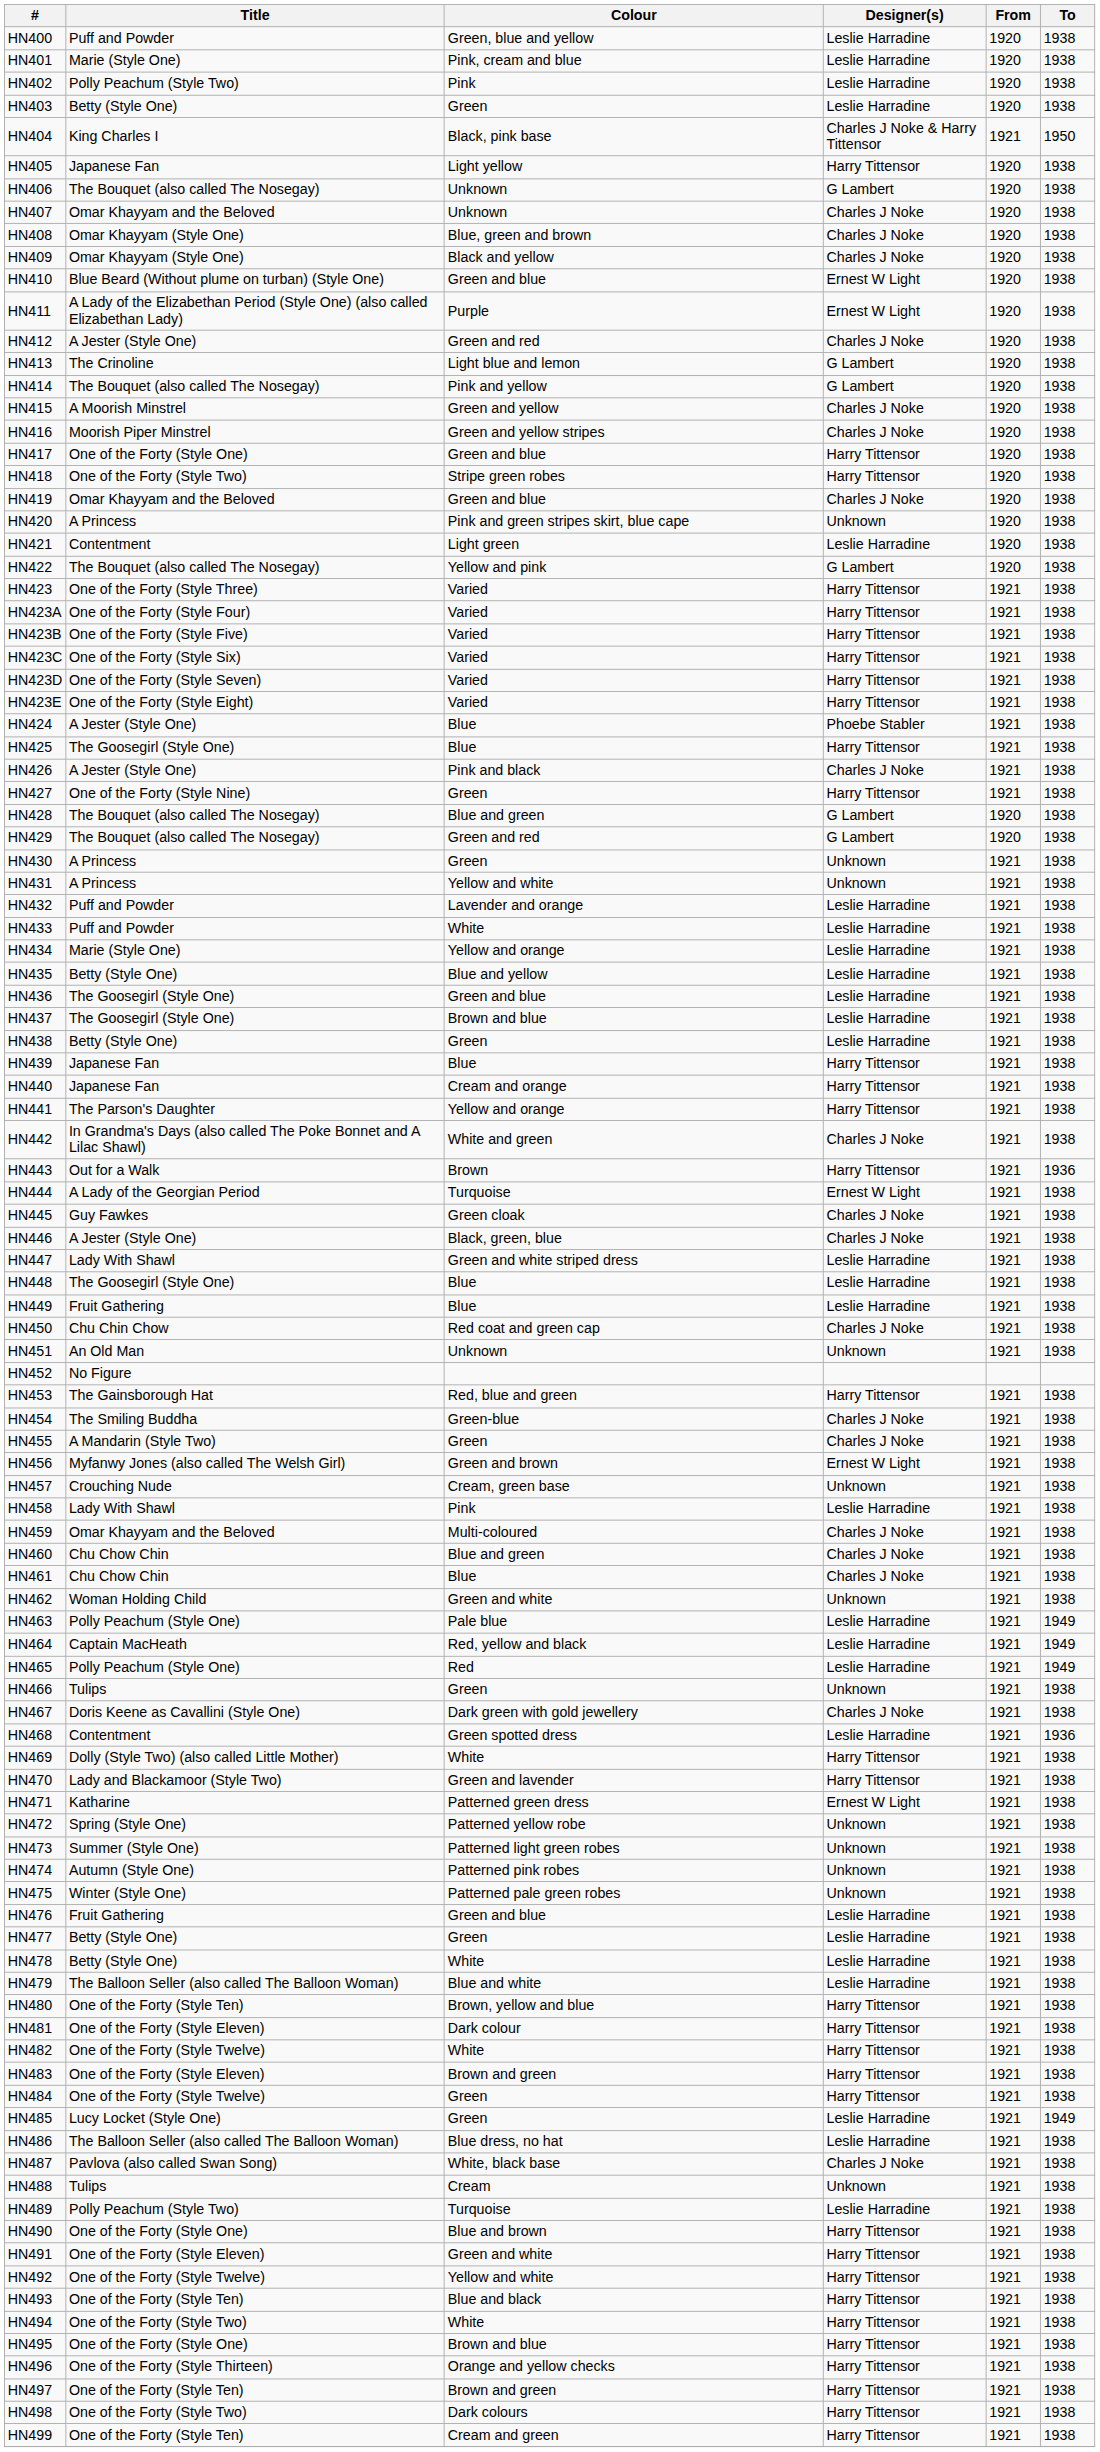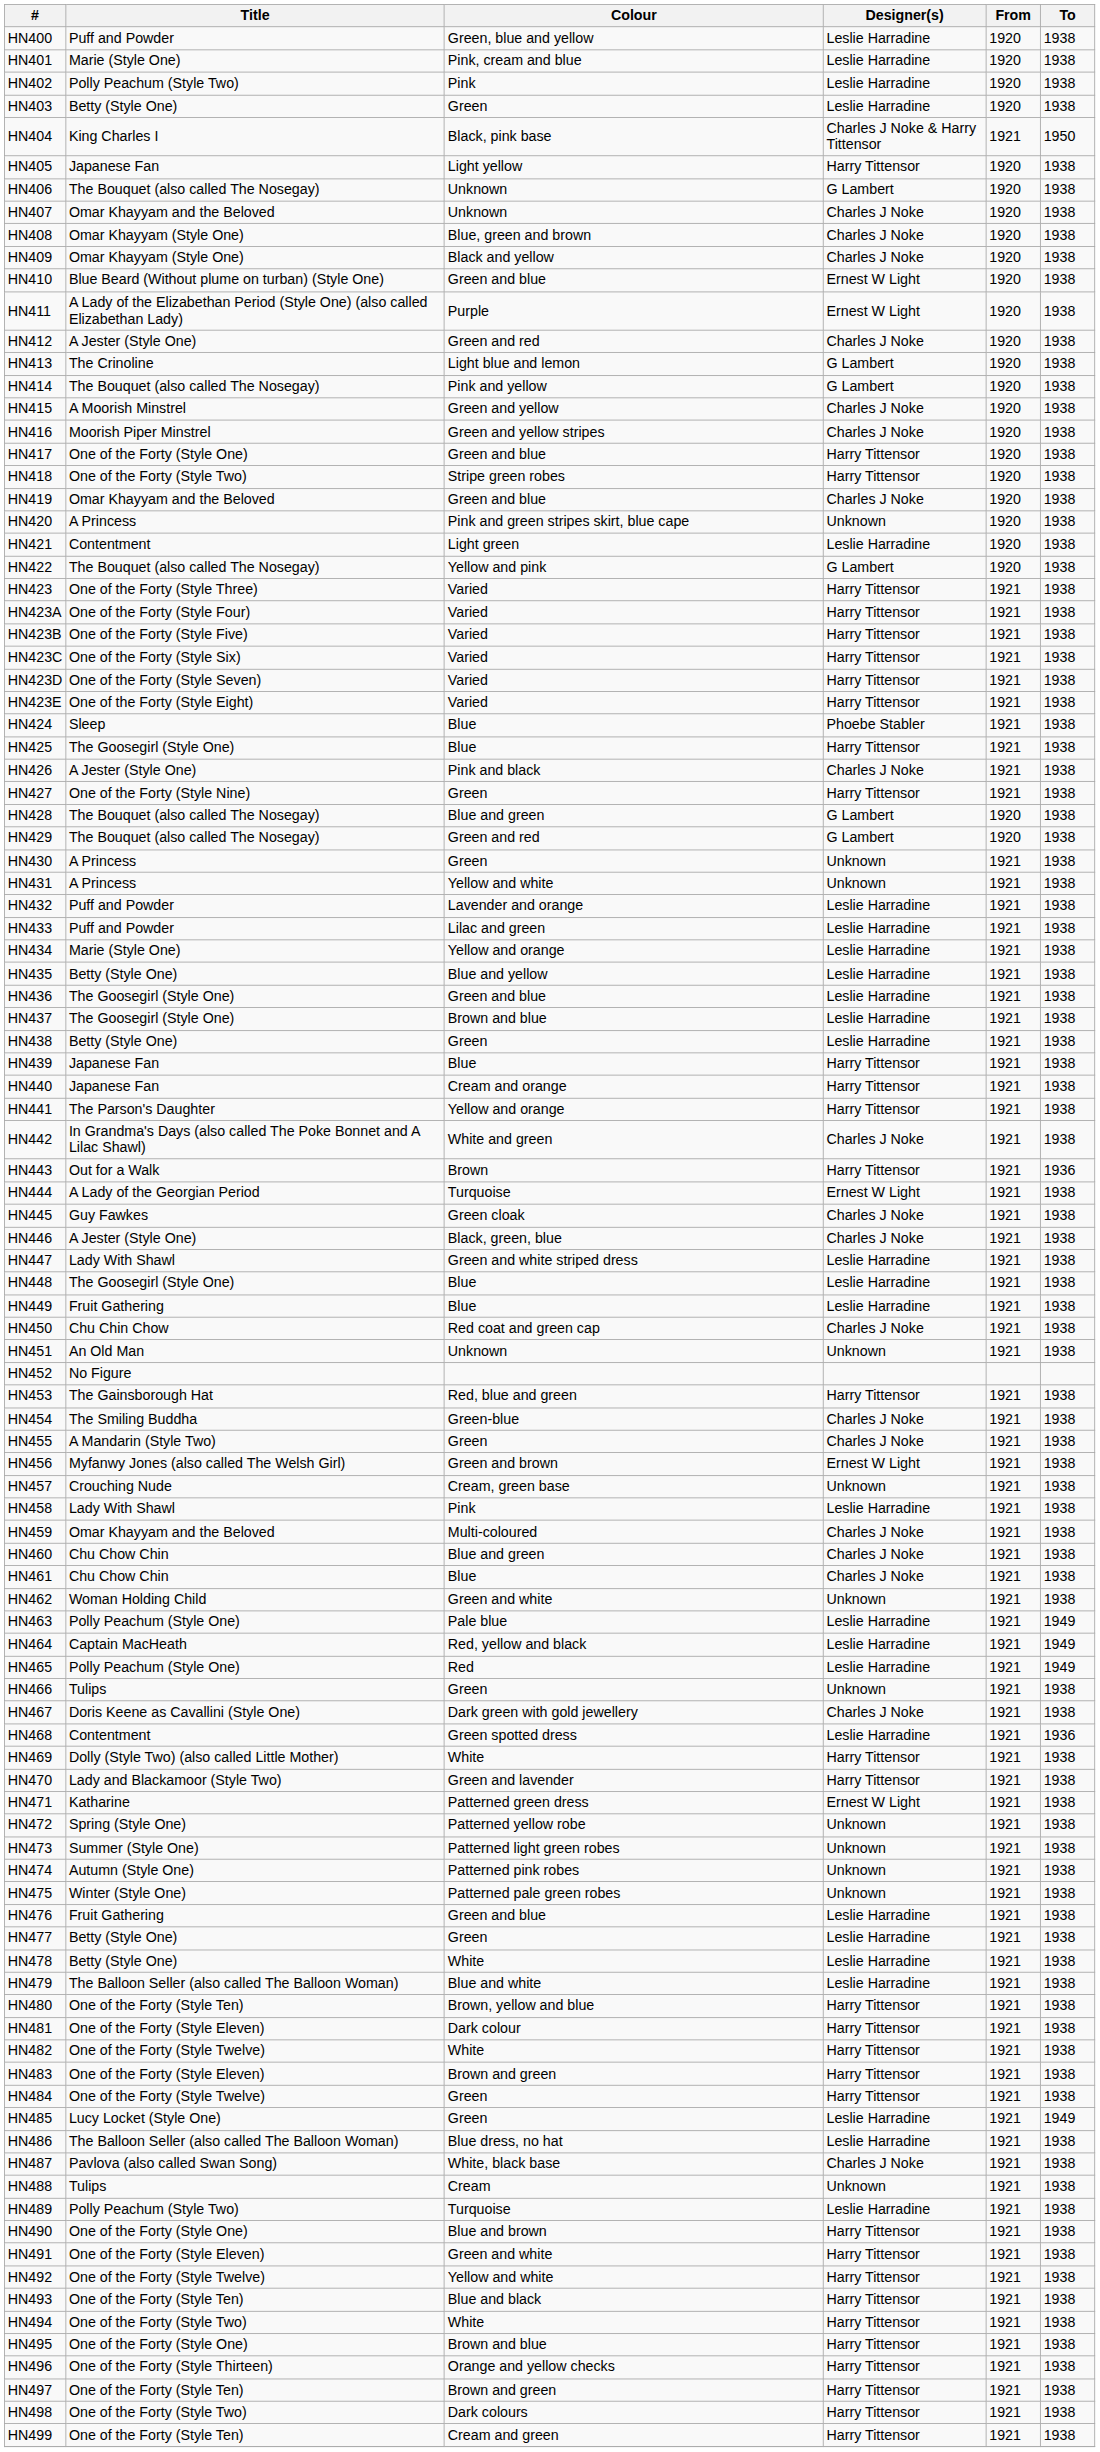(133, 725) A Jester (Style One) -> (87, 725) Sleep
(466, 928) White -> (497, 928) Lilac and green
